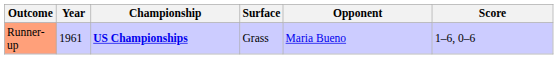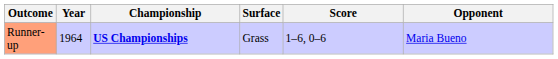columns swapped: (358, 13) <-> (493, 13)
(71, 38) 1961 -> (71, 38) 1964
